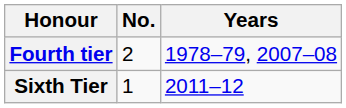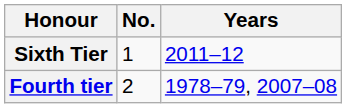rows swapped: (61, 53) <-> (61, 86)
